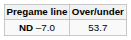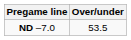(98, 27) 53.7 -> (98, 27) 53.5
